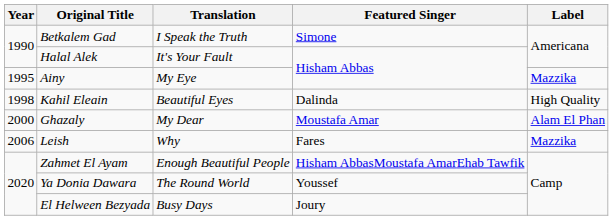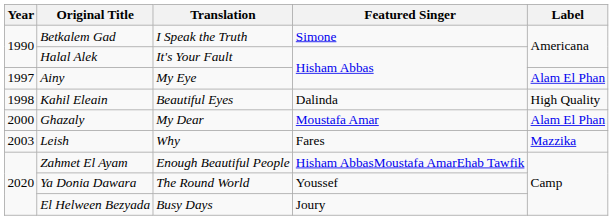(21, 78) 1995 -> (21, 78) 1997
(553, 78) Mazzika -> (568, 78) Alam El Phan
(21, 141) 2006 -> (21, 141) 2003
